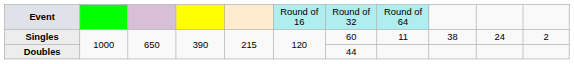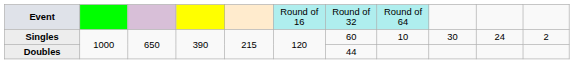(403, 37) 11 -> (403, 37) 10
(453, 37) 38 -> (453, 37) 30
